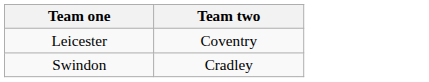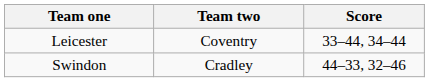+ column: (364, 16)
